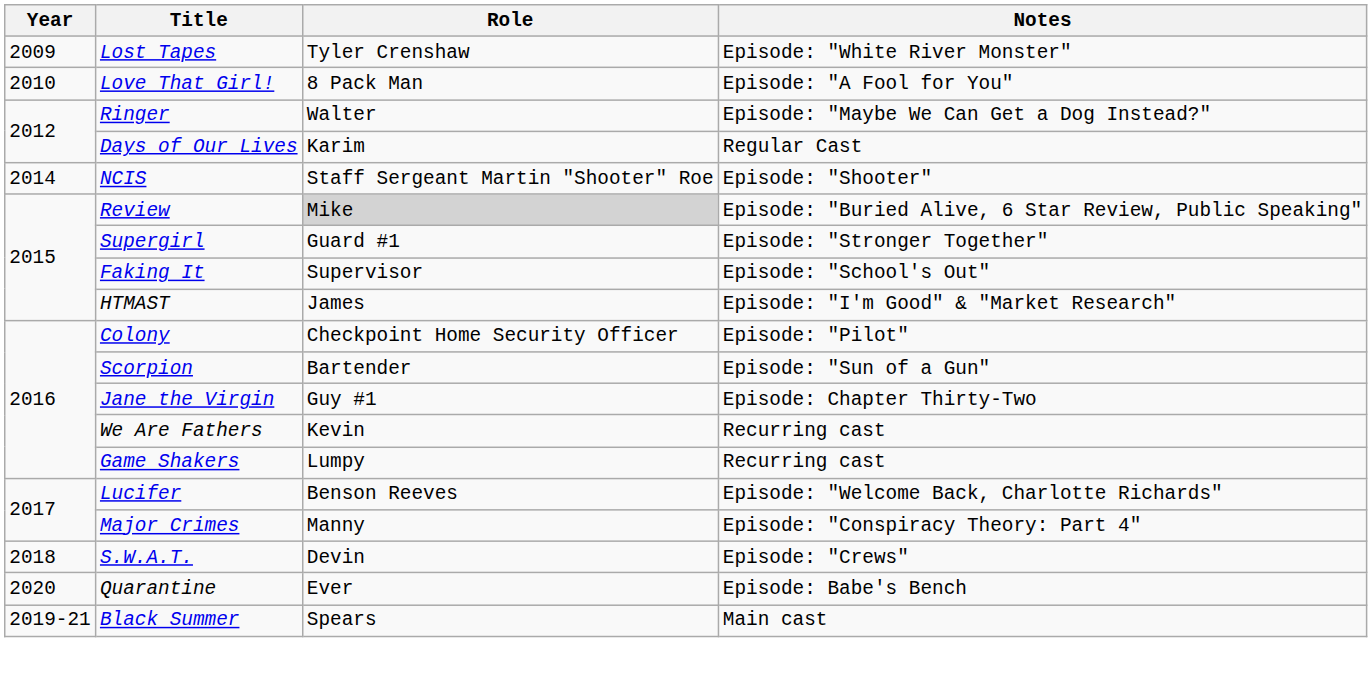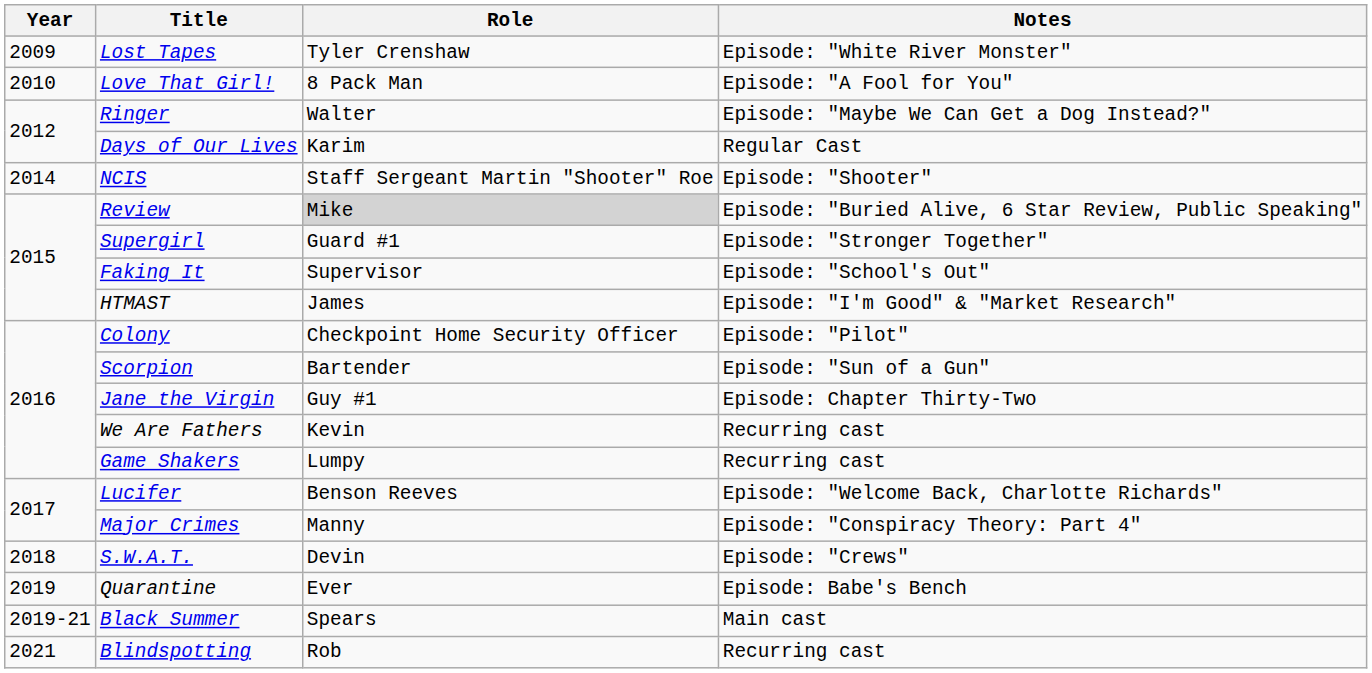(33, 589) 2020 -> (33, 589) 2019
+ row: (176, 652)
